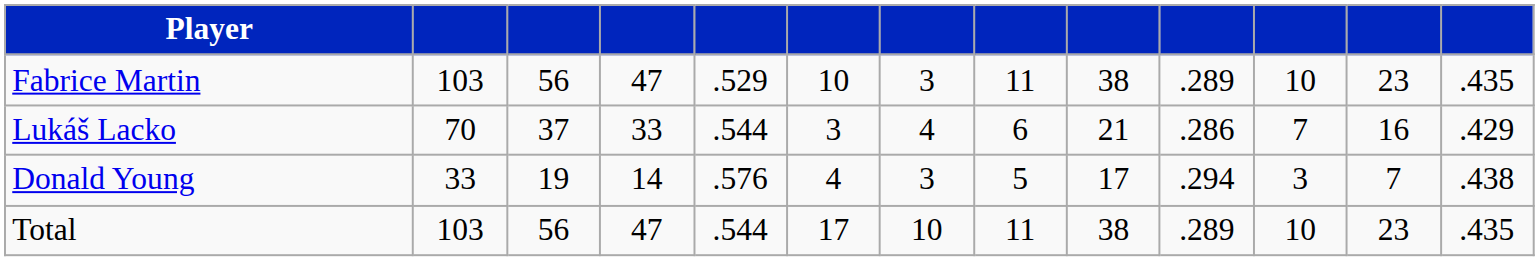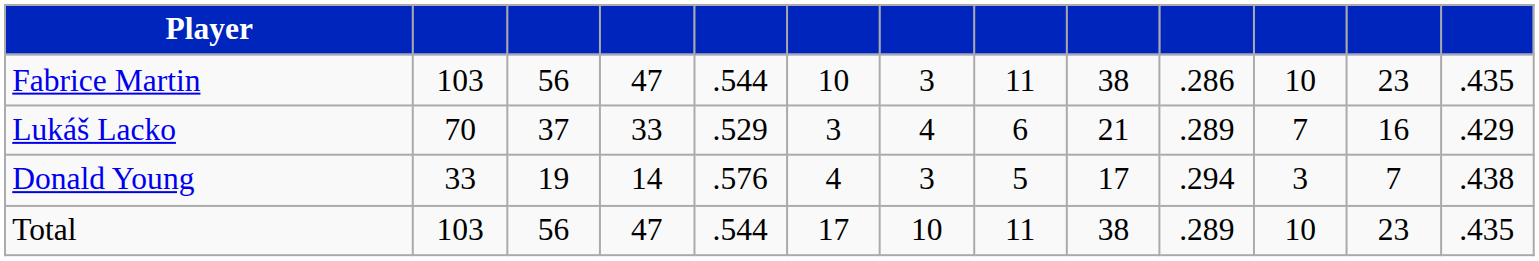(740, 79) .529 -> (740, 79) .544
(1207, 79) .289 -> (1207, 79) .286
(740, 129) .544 -> (740, 129) .529
(1207, 129) .286 -> (1207, 129) .289
